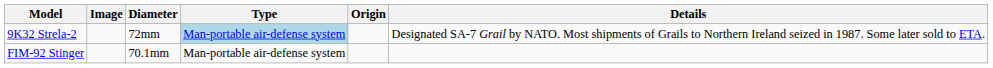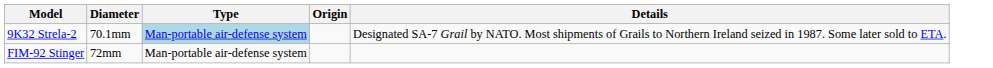- column: (106, 14)
(144, 33) 72mm -> (110, 33) 70.1mm
(149, 53) 70.1mm -> (106, 53) 72mm
